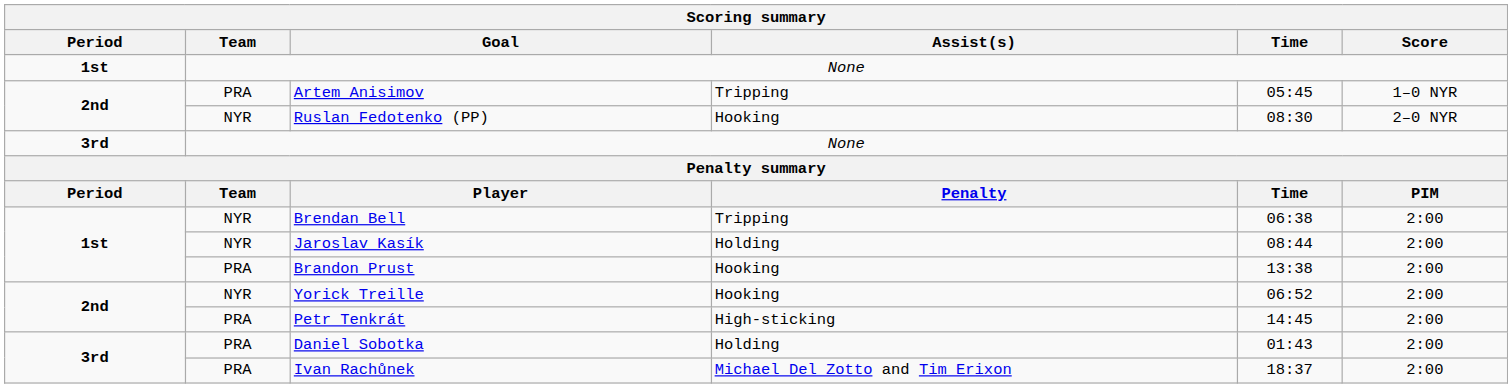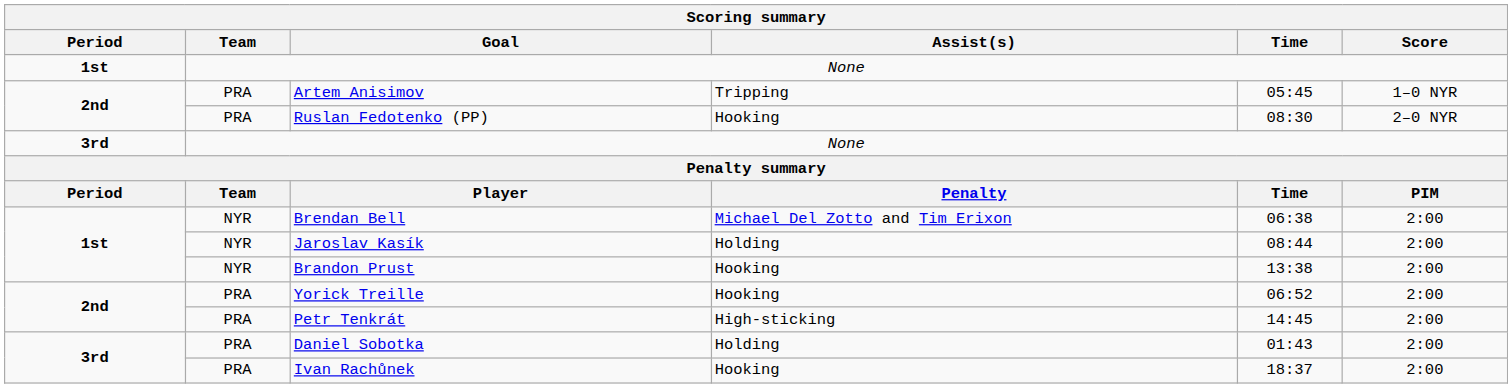(238, 118) NYR -> (238, 118) PRA
(752, 219) Tripping -> (863, 219) Michael Del Zotto and Tim Erixon
(238, 269) PRA -> (238, 269) NYR
(238, 295) NYR -> (238, 295) PRA
(863, 370) Michael Del Zotto and Tim Erixon -> (747, 370) Hooking
